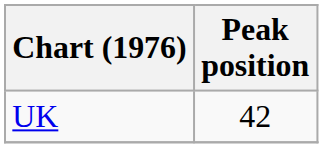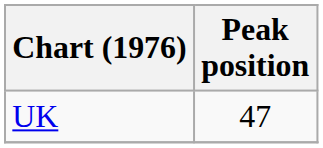(255, 116) 42 -> (255, 116) 47
